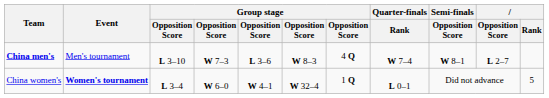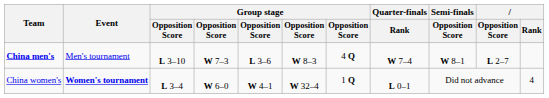(532, 81) 5 -> (532, 81) 4
